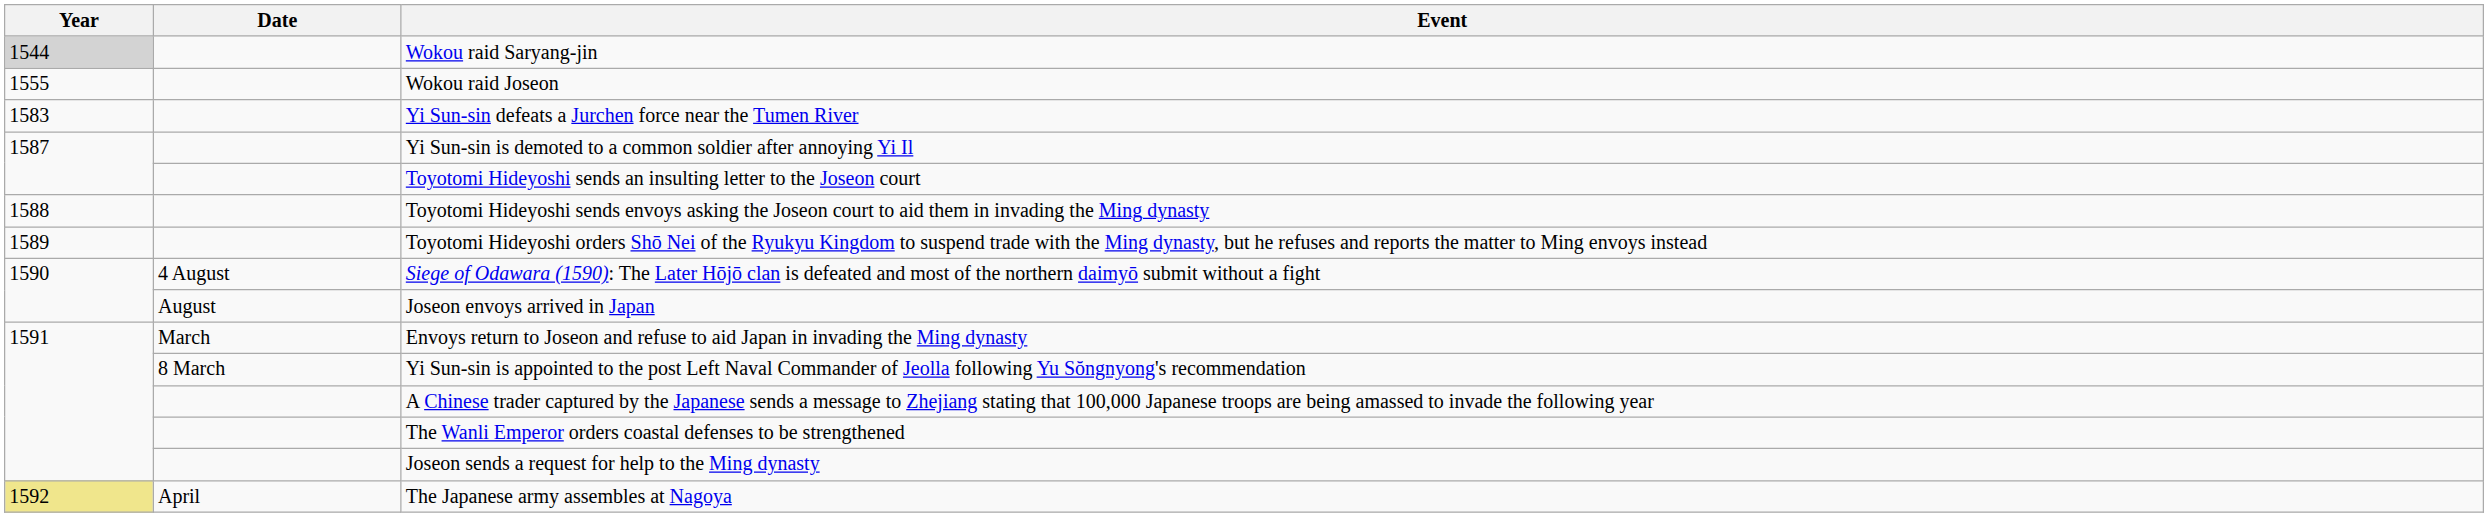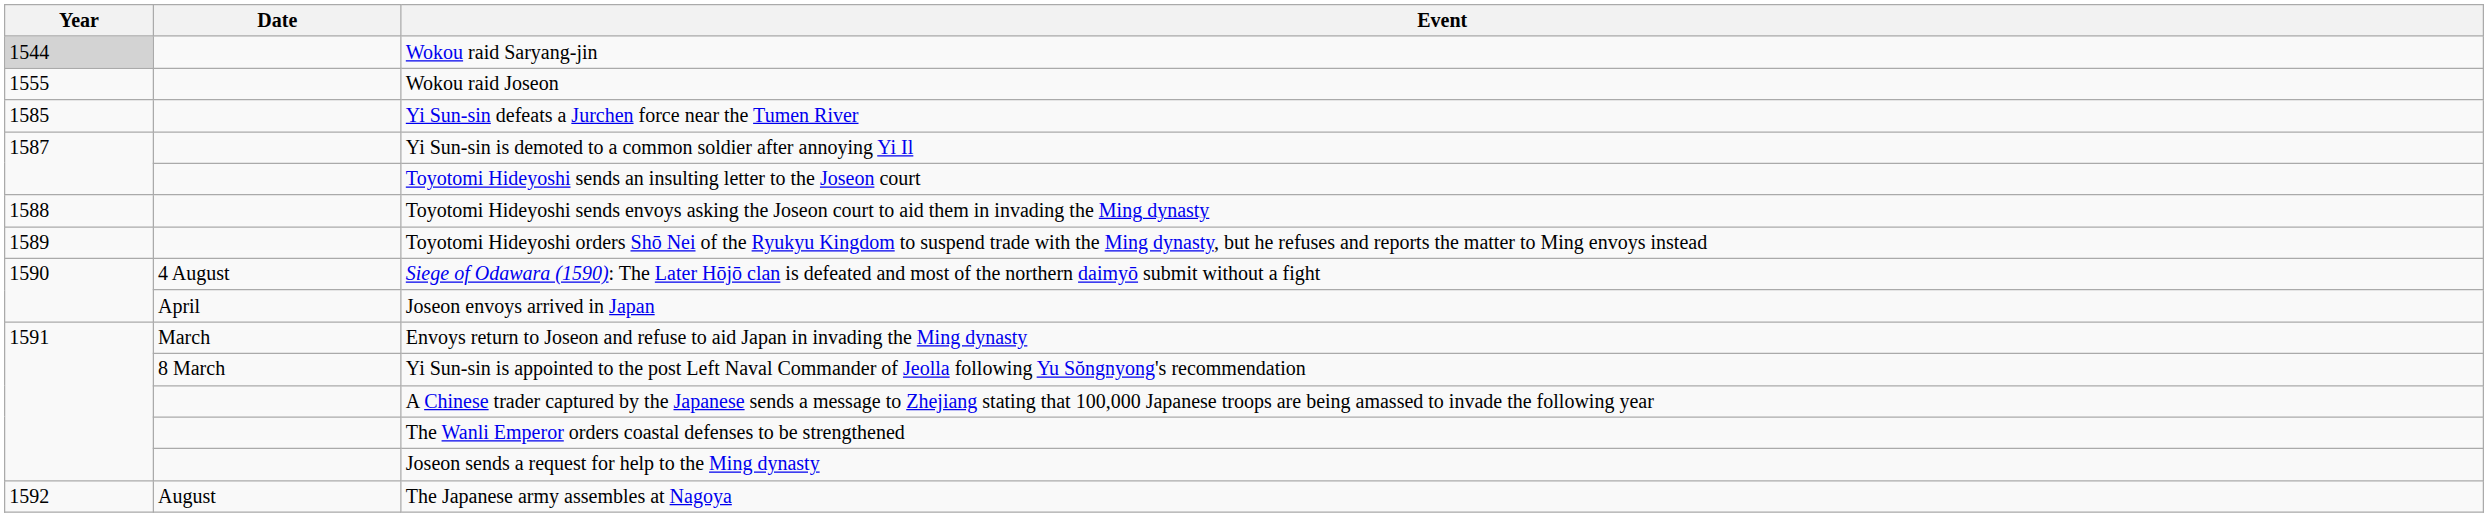(29, 115) 1583 -> (29, 115) 1585
(187, 305) August -> (179, 305) April
(29, 496) khaki background -> (29, 496) no background
(179, 496) April -> (187, 496) August
